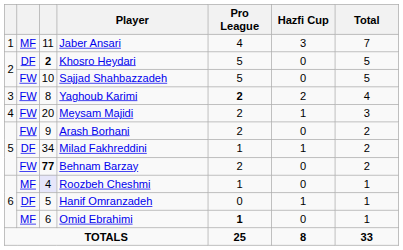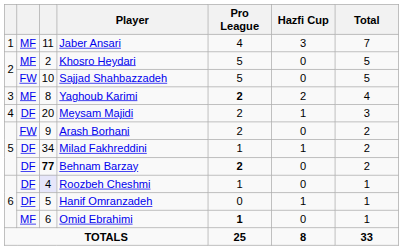(28, 61) DF -> (28, 61) MF
(48, 61) bold -> (48, 61) normal
(28, 96) FW -> (28, 96) MF
(28, 114) FW -> (28, 114) DF
(28, 166) FW -> (28, 166) DF
(240, 166) normal -> (240, 166) bold
(28, 184) MF -> (28, 184) DF
